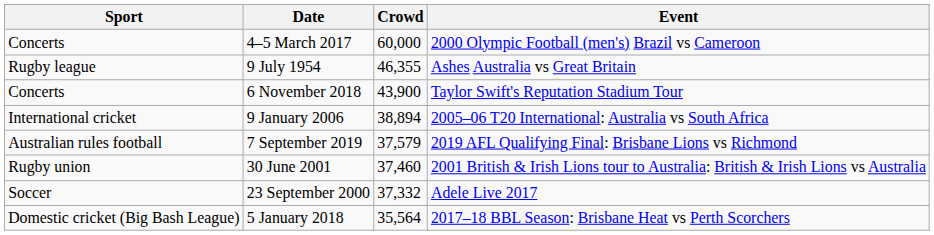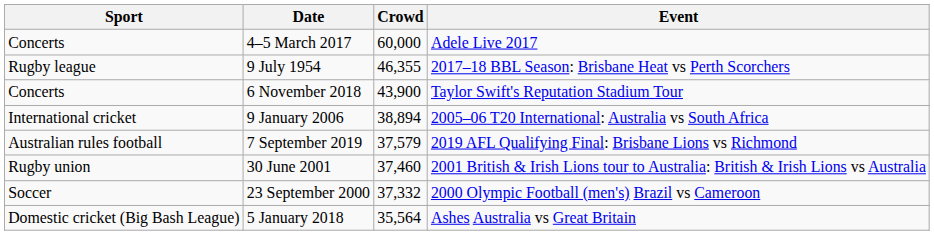(596, 42) 2000 Olympic Football (men's) Brazil vs Cameroon -> (484, 42) Adele Live 2017
(533, 67) Ashes Australia vs Great Britain -> (610, 67) 2017–18 BBL Season: Brisbane Heat vs Perth Scorchers
(484, 192) Adele Live 2017 -> (596, 192) 2000 Olympic Football (men's) Brazil vs Cameroon
(610, 218) 2017–18 BBL Season: Brisbane Heat vs Perth Scorchers -> (533, 218) Ashes Australia vs Great Britain
